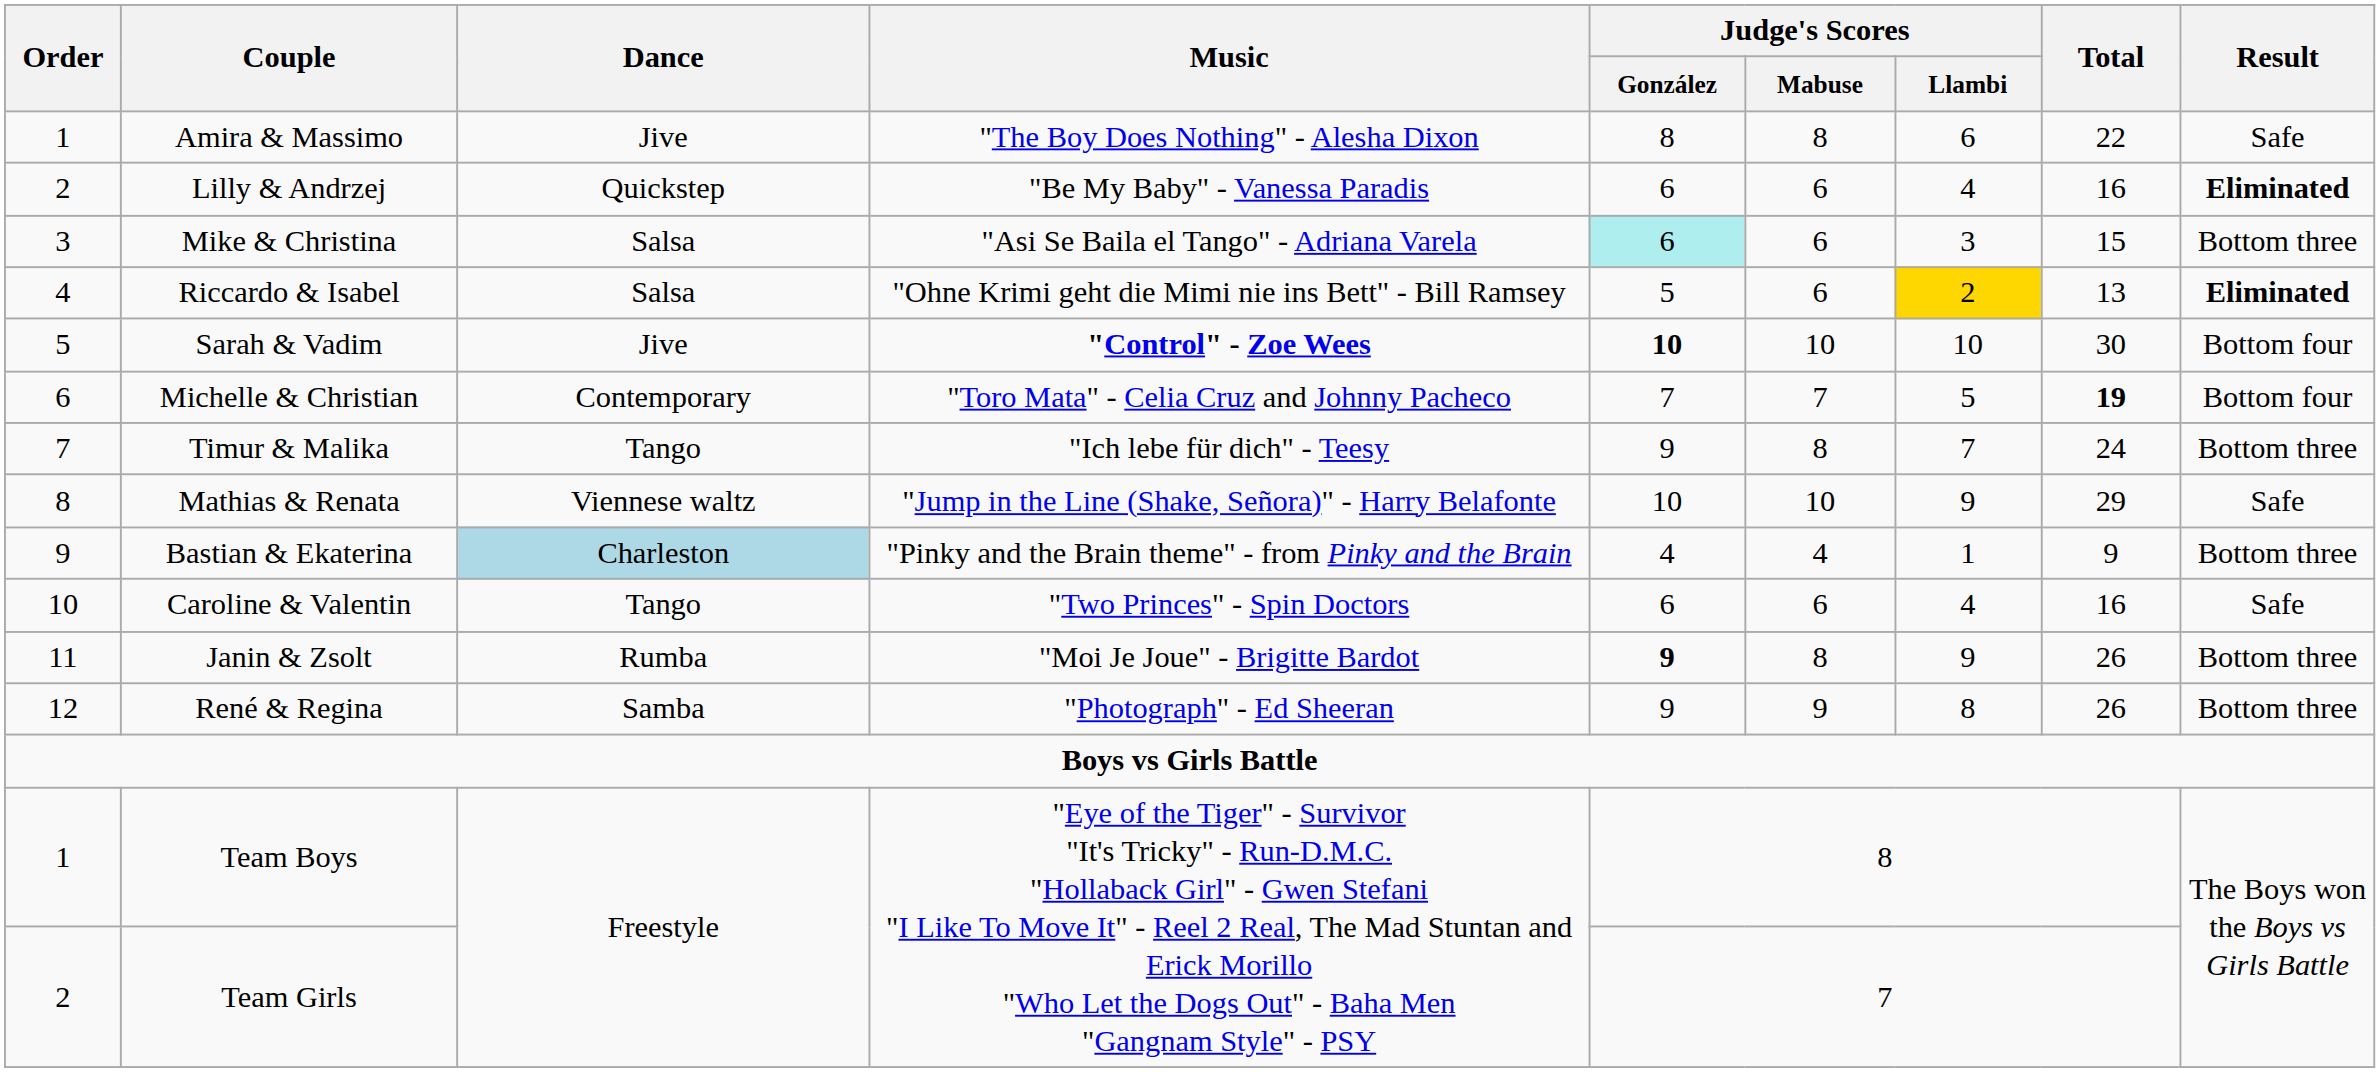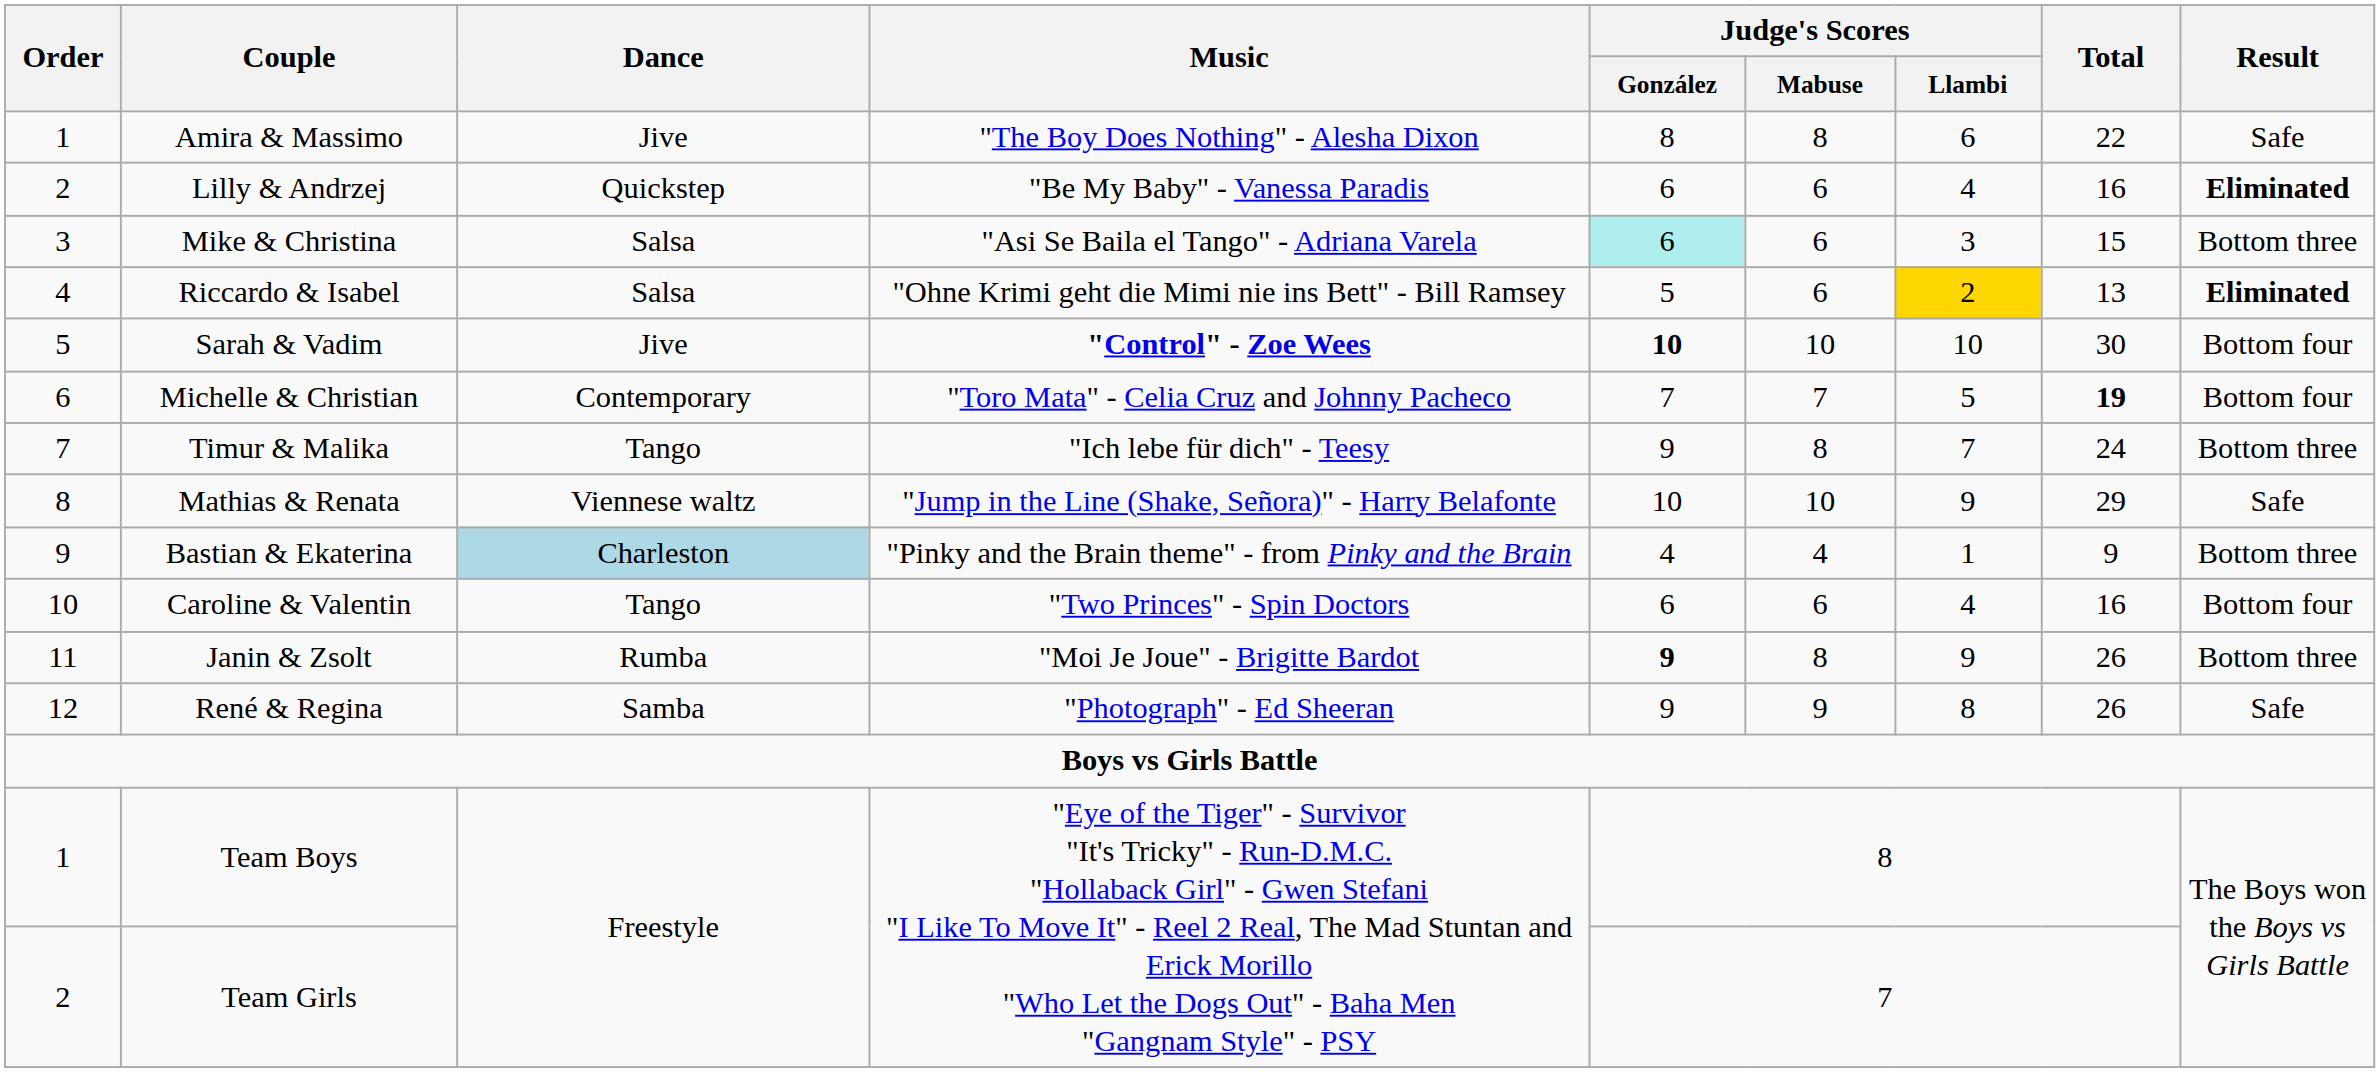(2278, 604) Safe -> (2278, 604) Bottom four
(2278, 708) Bottom three -> (2278, 708) Safe
